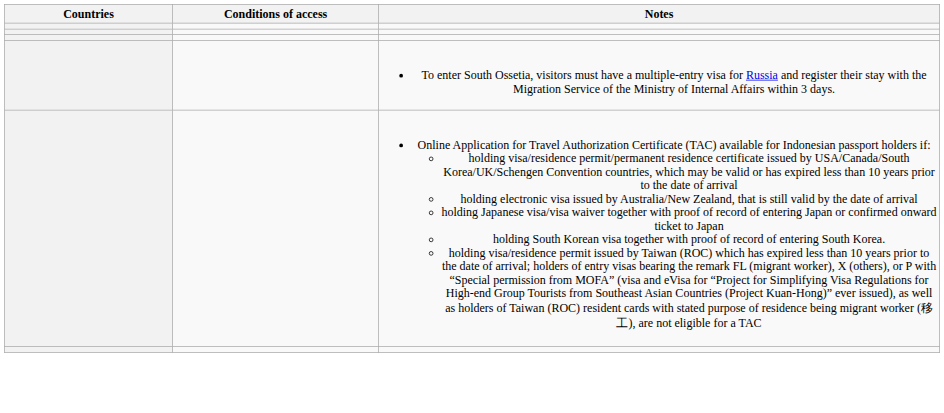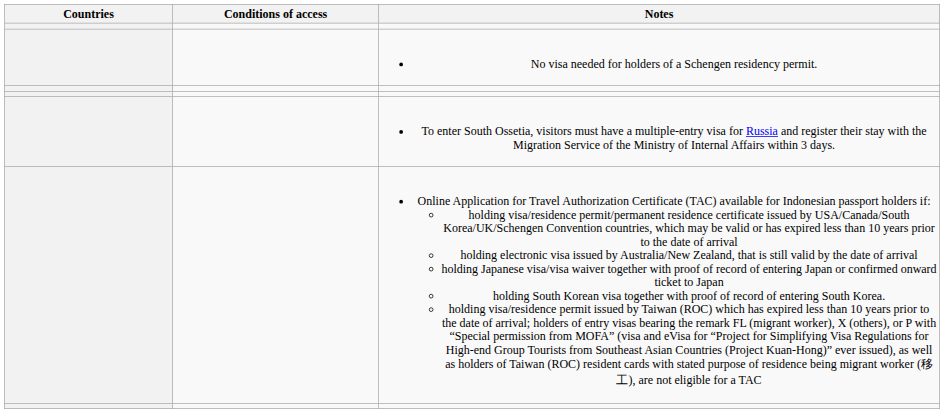+ row: (89, 57)
